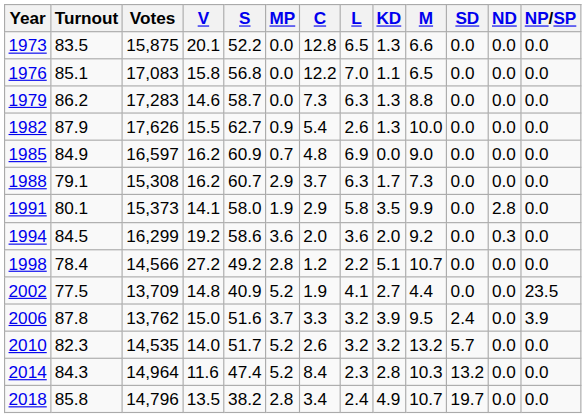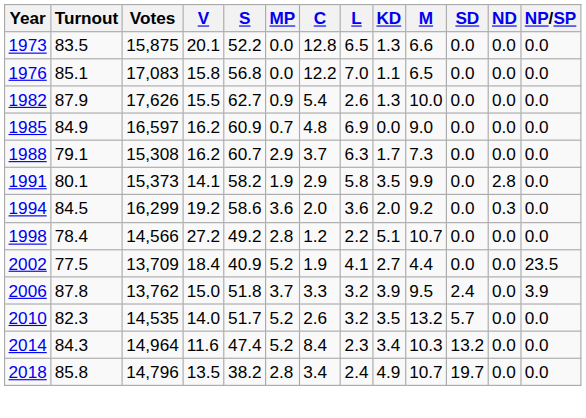- row: (28, 100)
(245, 209) 58.0 -> (245, 181) 58.2
(203, 290) 14.8 -> (203, 263) 18.4
(245, 317) 51.6 -> (245, 290) 51.8
(388, 345) 3.2 -> (388, 317) 3.5
(388, 372) 2.8 -> (388, 345) 3.4
